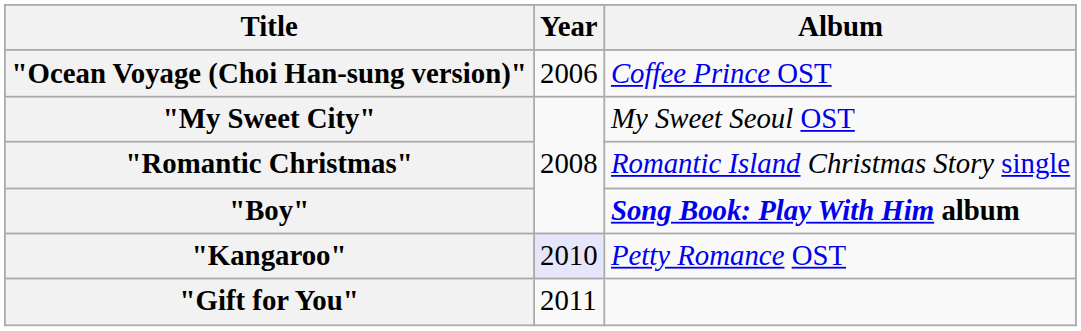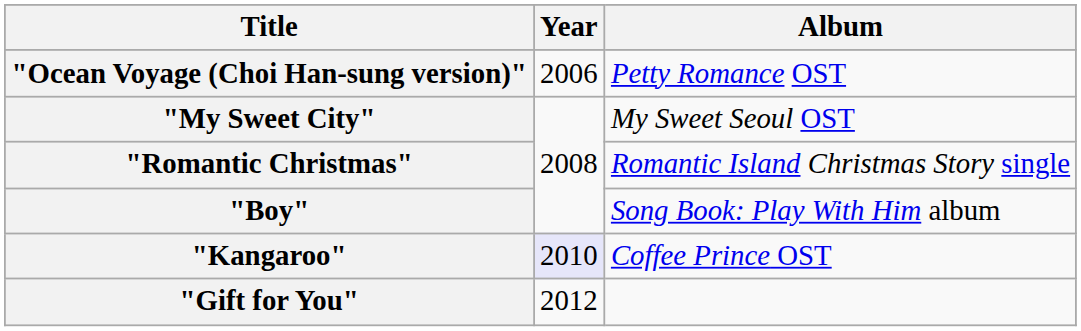(721, 73) Coffee Prince OST -> (728, 73) Petty Romance OST
(815, 210) bold -> (806, 210) normal
(728, 255) Petty Romance OST -> (721, 255) Coffee Prince OST
(568, 301) 2011 -> (569, 301) 2012
